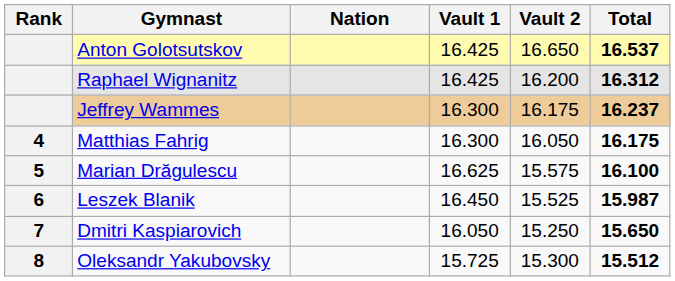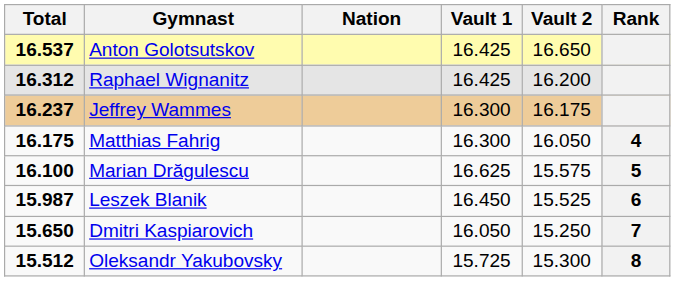columns swapped: (39, 19) <-> (630, 19)
